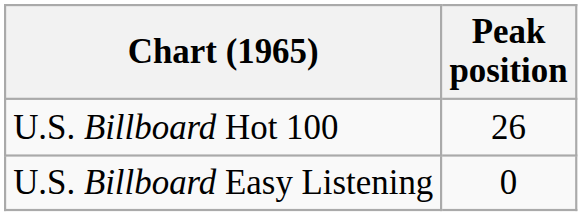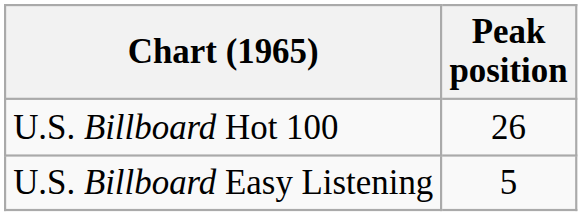(509, 182) 0 -> (509, 182) 5
